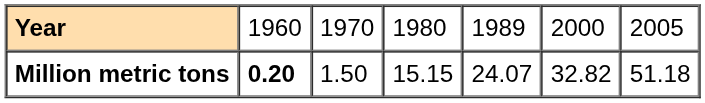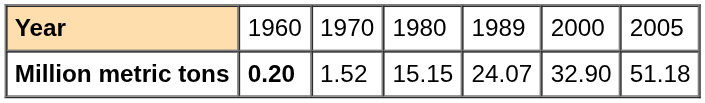(344, 73) 1.50 -> (344, 73) 1.52
(581, 73) 32.82 -> (581, 73) 32.90
